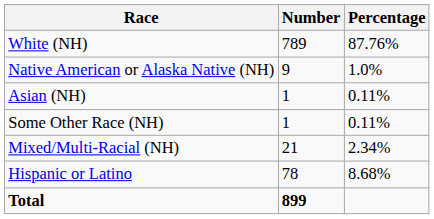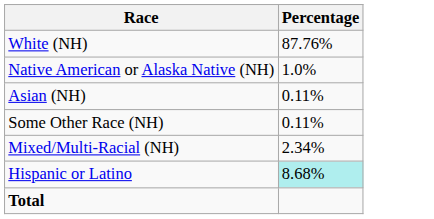- column: (311, 17)
(369, 174) no background -> (303, 174) paleturquoise background
